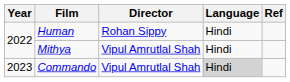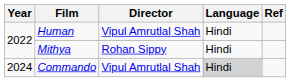(134, 31) Rohan Sippy -> (151, 31) Vipul Amrutlal Shah
(151, 49) Vipul Amrutlal Shah -> (134, 49) Rohan Sippy
(20, 67) 2023 -> (20, 67) 2024
